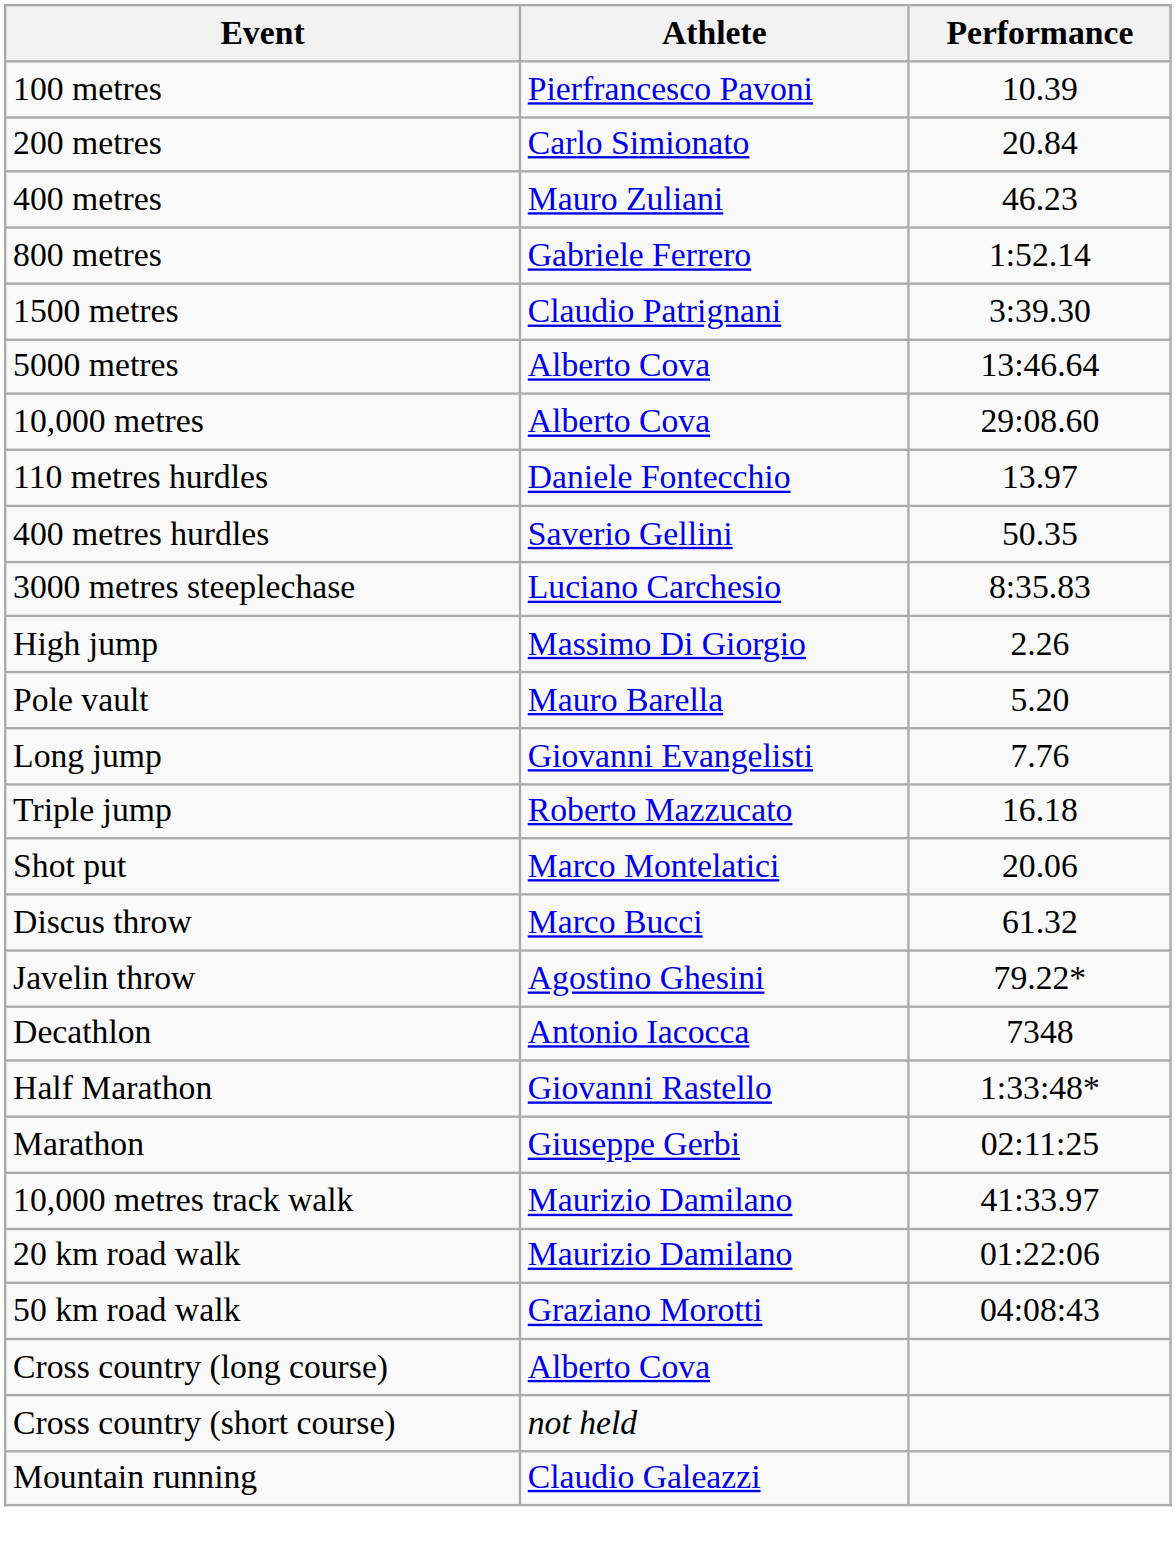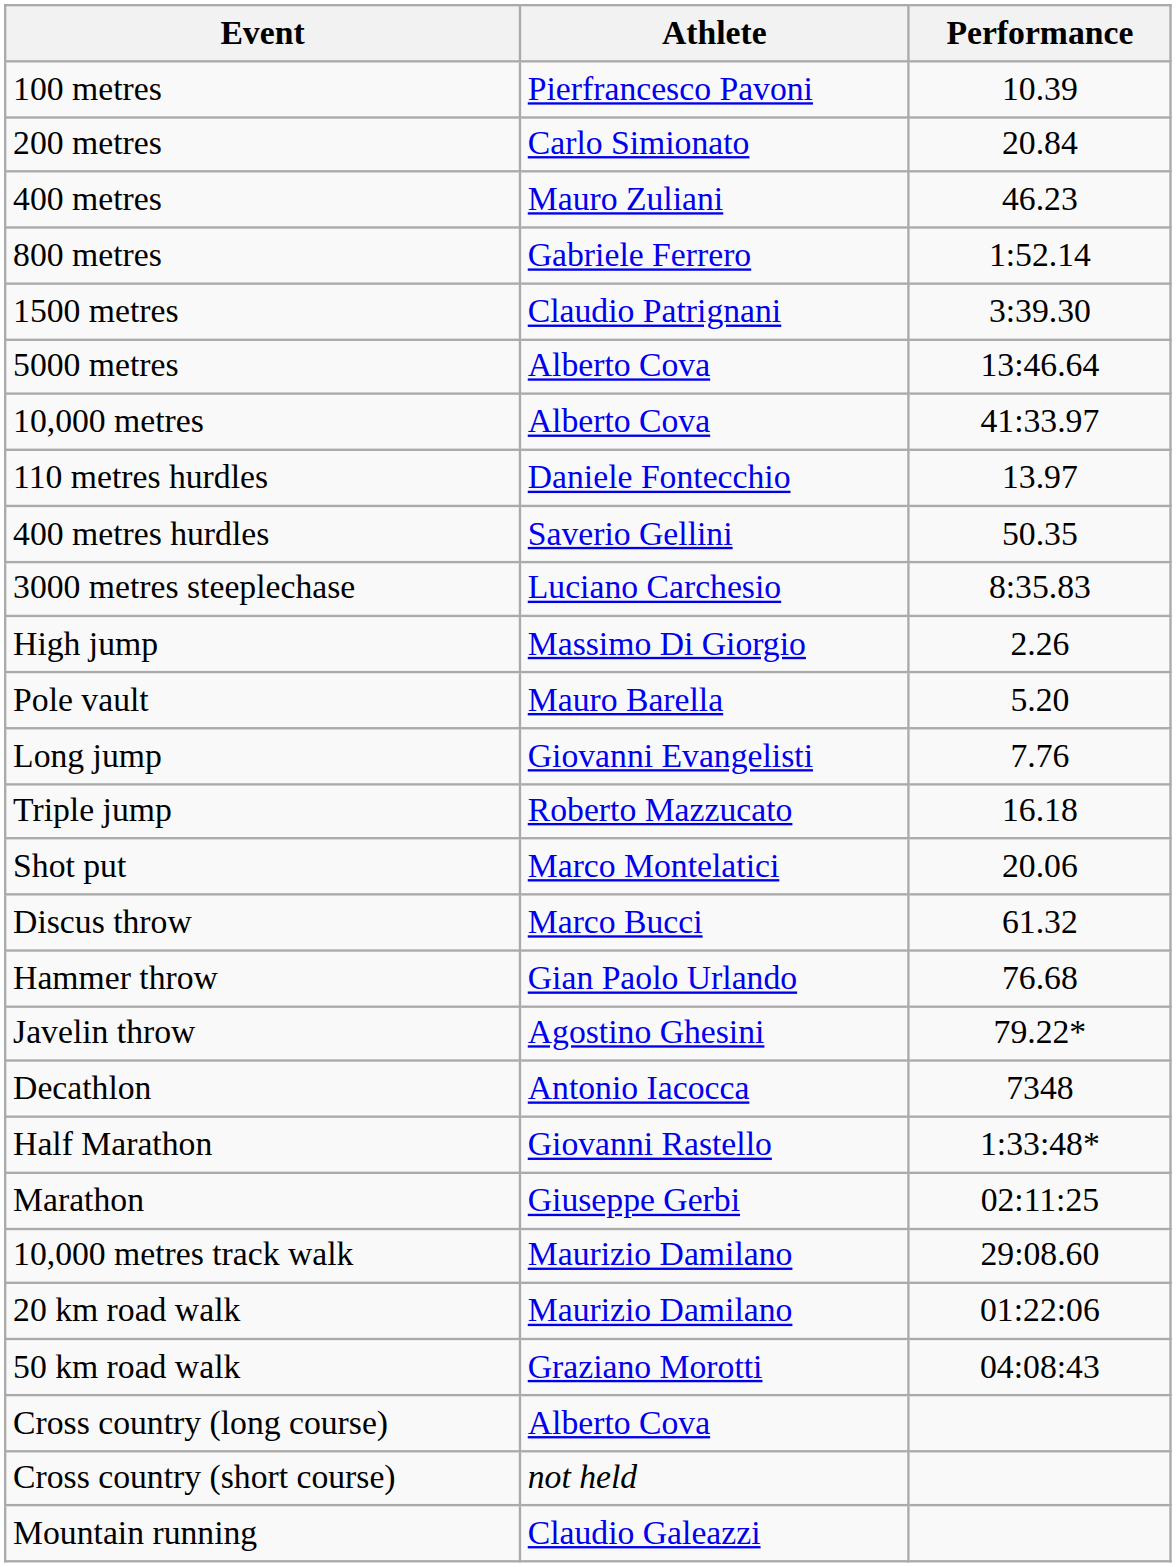(1040, 421) 29:08.60 -> (1040, 421) 41:33.97
+ row: (115, 977)
(1040, 1199) 41:33.97 -> (1040, 1255) 29:08.60
